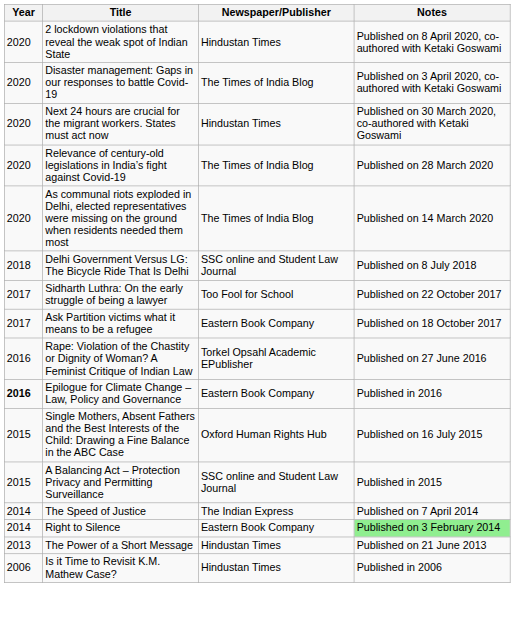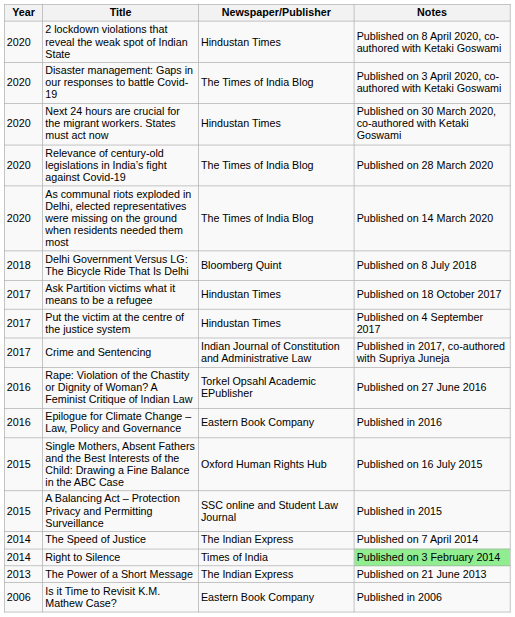(269, 265) SSC online and Student Law Journal -> (241, 265) Bloomberg Quint
- row: (114, 294)
(258, 323) Eastern Book Company -> (241, 294) Hindustan Times
+ row: (115, 323)
+ row: (98, 352)
(19, 394) bold -> (19, 423) normal
(258, 528) Eastern Book Company -> (234, 557) Times of India
(241, 545) Hindustan Times -> (247, 574) The Indian Express
(241, 568) Hindustan Times -> (258, 597) Eastern Book Company
